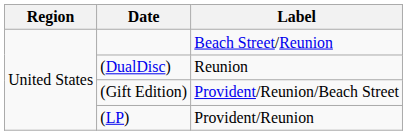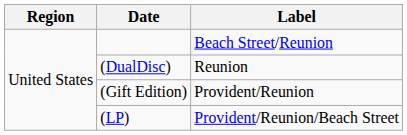(297, 92) Provident/Reunion/Beach Street -> (254, 92) Provident/Reunion
(254, 117) Provident/Reunion -> (297, 117) Provident/Reunion/Beach Street
